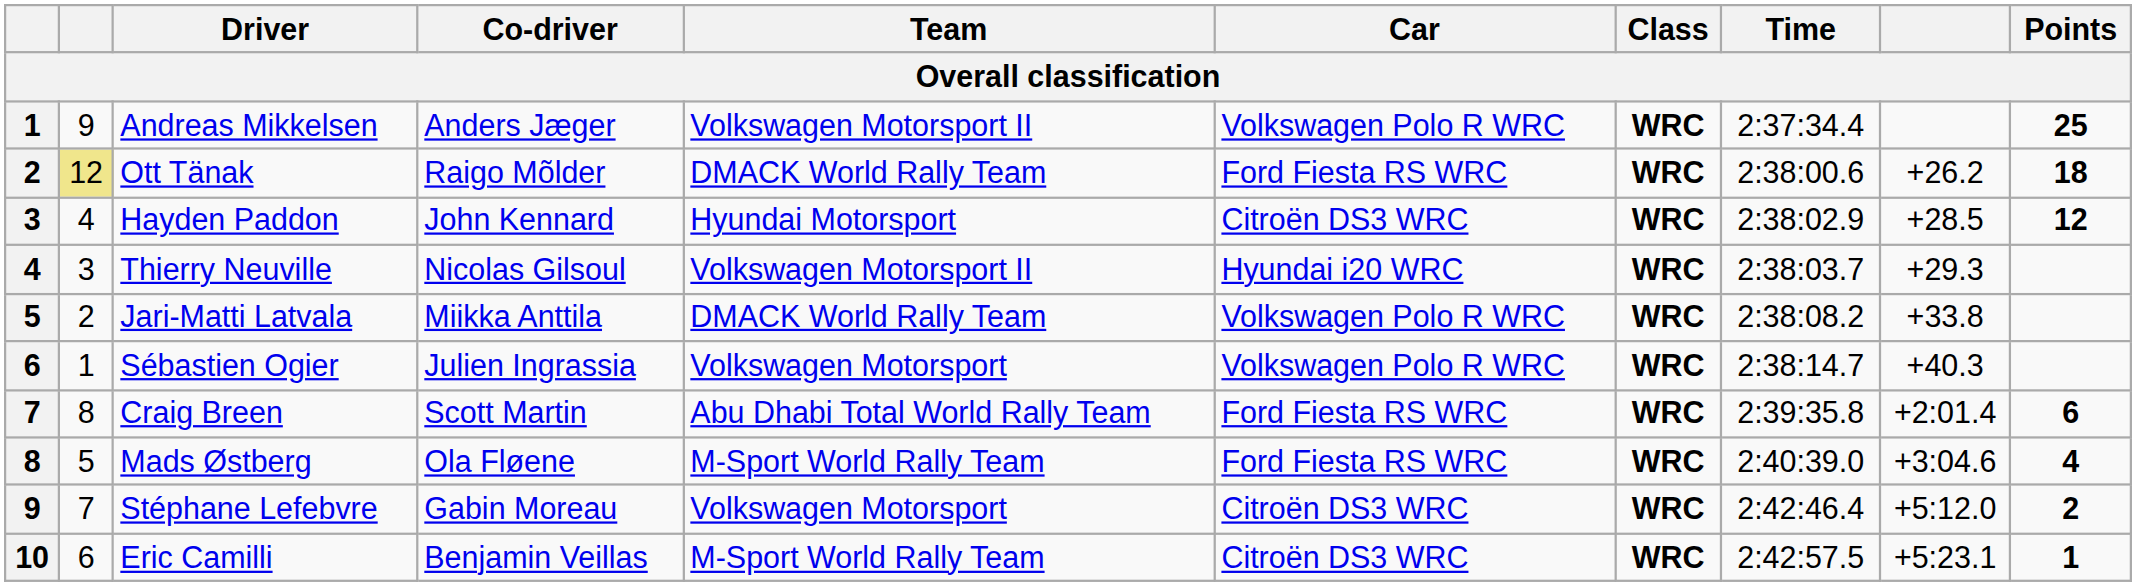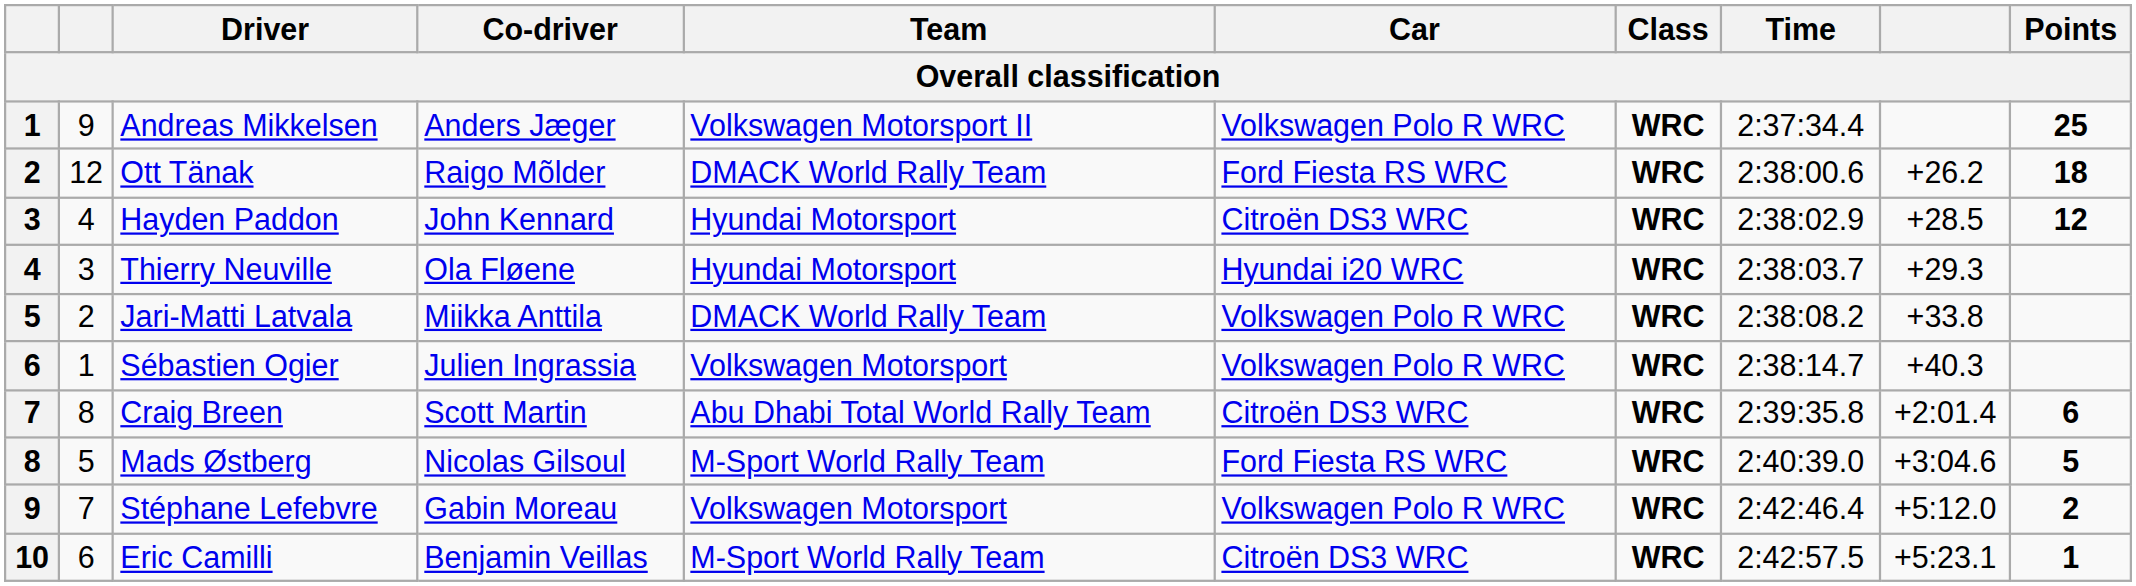(86, 173) khaki background -> (86, 173) no background
(525, 269) Nicolas Gilsoul -> (500, 269) Ola Fløene
(861, 269) Volkswagen Motorsport II -> (823, 269) Hyundai Motorsport
(1364, 413) Ford Fiesta RS WRC -> (1345, 413) Citroën DS3 WRC
(500, 461) Ola Fløene -> (525, 461) Nicolas Gilsoul
(2071, 461) 4 -> (2071, 461) 5
(1345, 509) Citroën DS3 WRC -> (1393, 509) Volkswagen Polo R WRC
